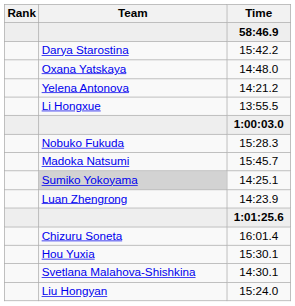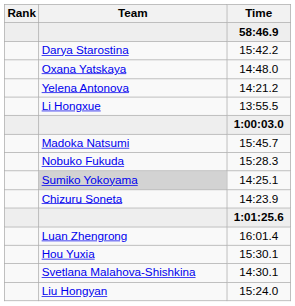rows swapped: (259, 161) <-> (259, 143)
(85, 198) Luan Zhengrong -> (82, 198) Chizuru Soneta
(82, 236) Chizuru Soneta -> (85, 236) Luan Zhengrong
